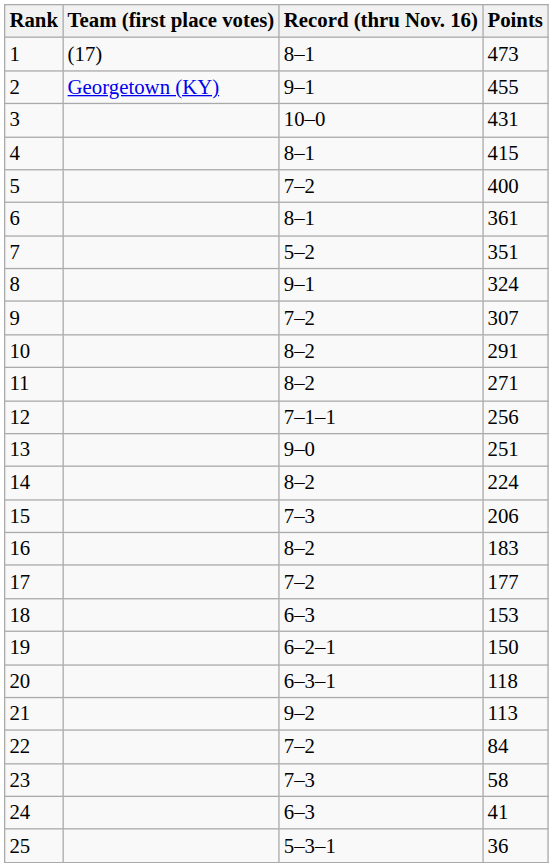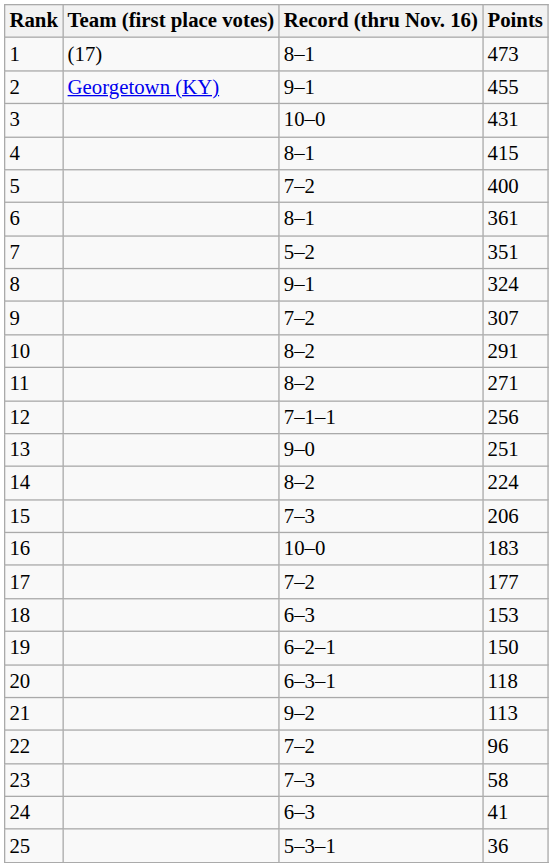(299, 548) 8–2 -> (305, 548) 10–0
(498, 746) 84 -> (498, 746) 96
